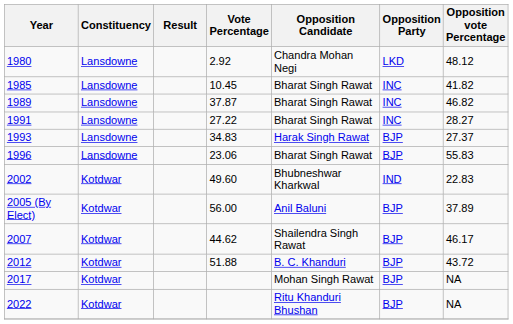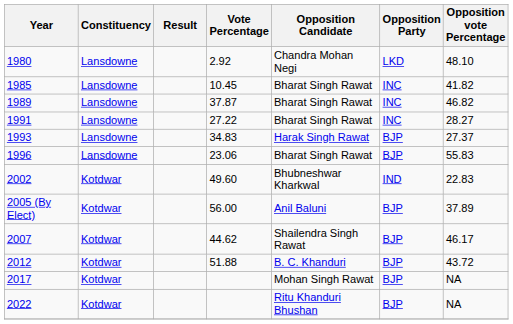(460, 61) 48.12 -> (460, 61) 48.10
